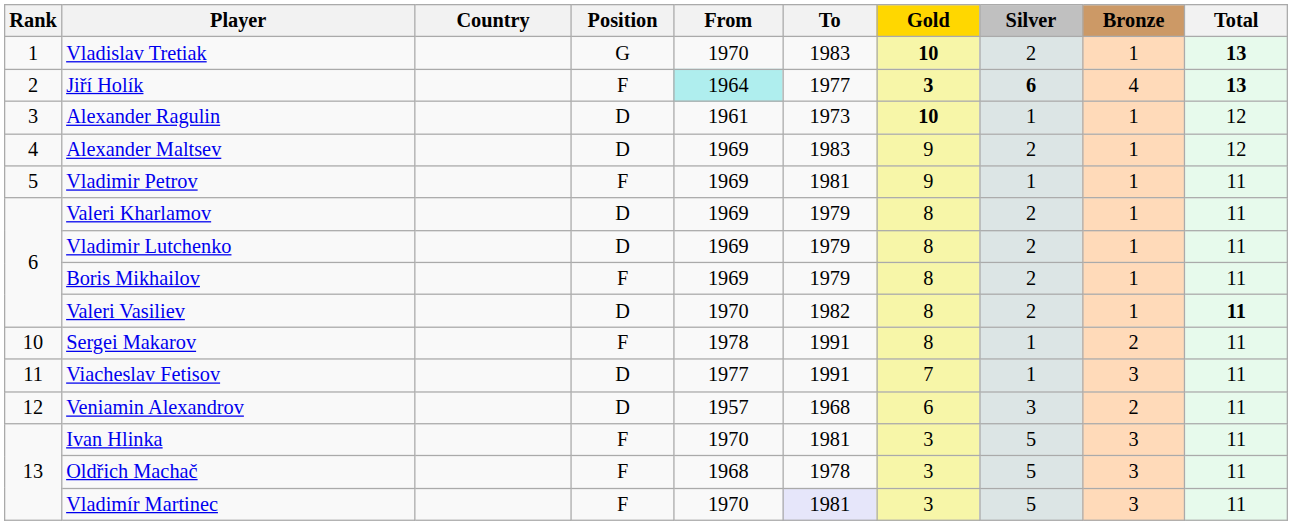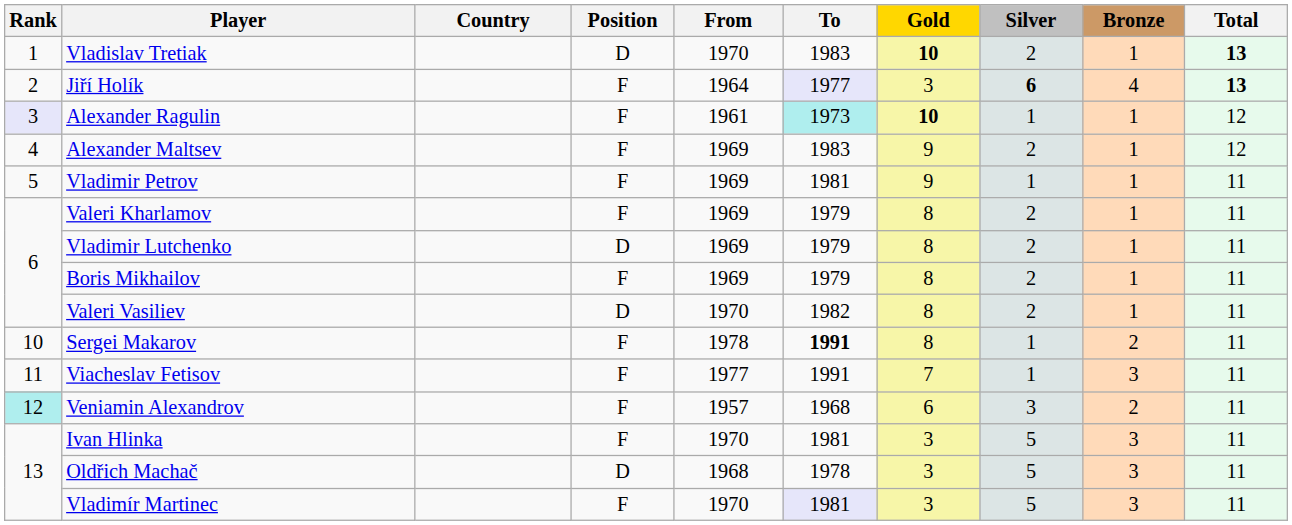(623, 52) G -> (623, 52) D
(728, 85) paleturquoise background -> (728, 85) no background
(830, 85) no background -> (830, 85) lavender background
(928, 85) bold -> (928, 85) normal
(33, 117) no background -> (33, 117) lavender background
(623, 117) D -> (623, 117) F
(830, 117) no background -> (830, 117) paleturquoise background
(623, 149) D -> (623, 149) F
(623, 213) D -> (623, 213) F
(1236, 310) bold -> (1236, 310) normal
(830, 342) normal -> (830, 342) bold
(623, 375) D -> (623, 375) F
(33, 407) no background -> (33, 407) paleturquoise background
(623, 407) D -> (623, 407) F
(623, 471) F -> (623, 471) D
